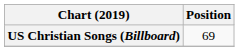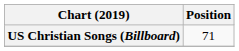(209, 35) 69 -> (209, 35) 71
